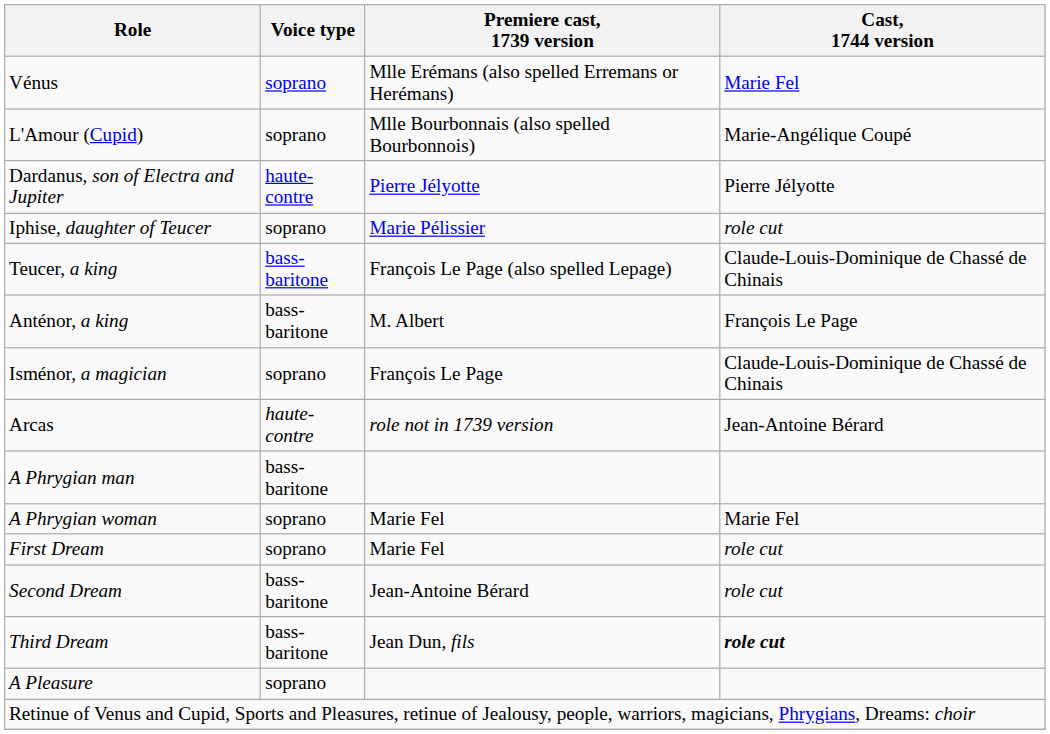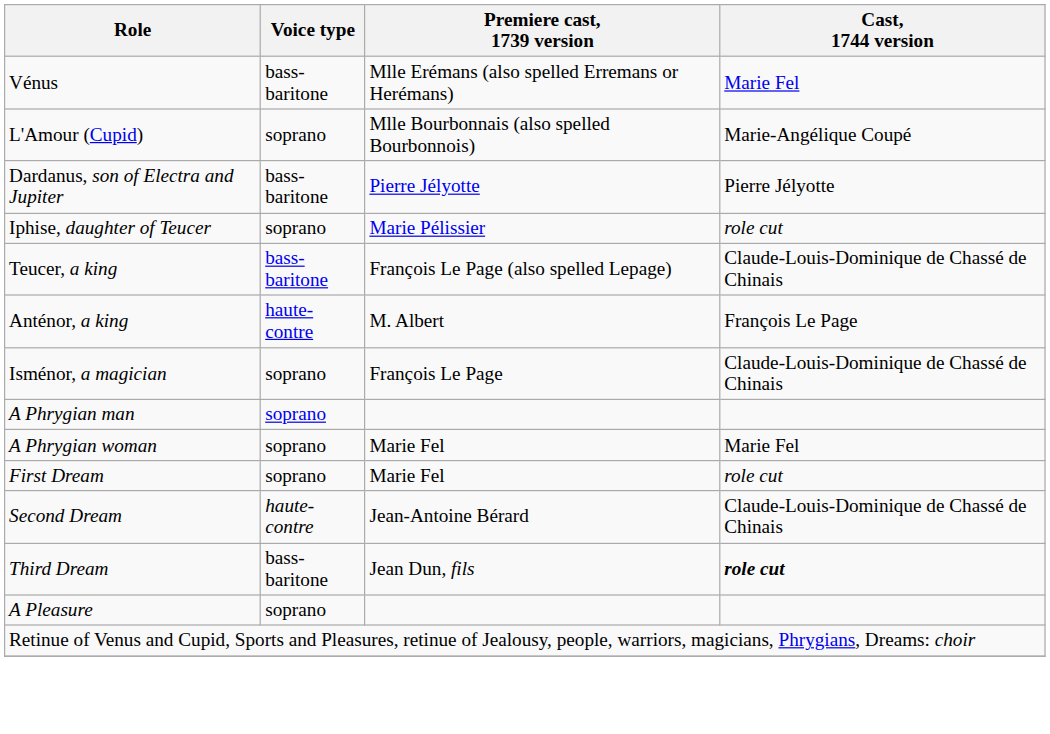(296, 82) soprano -> (297, 82) bass-baritone
(289, 186) haute-contre -> (297, 186) bass-baritone
(297, 321) bass-baritone -> (289, 321) haute-contre
- row: (31, 425)
(297, 477) bass-baritone -> (296, 414) soprano
(297, 590) bass-baritone -> (290, 516) haute-contre
(753, 590) role cut -> (875, 516) Claude-Louis-Dominique de Chassé de Chinais
